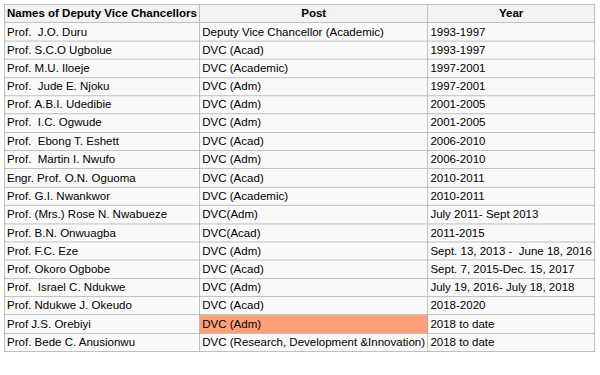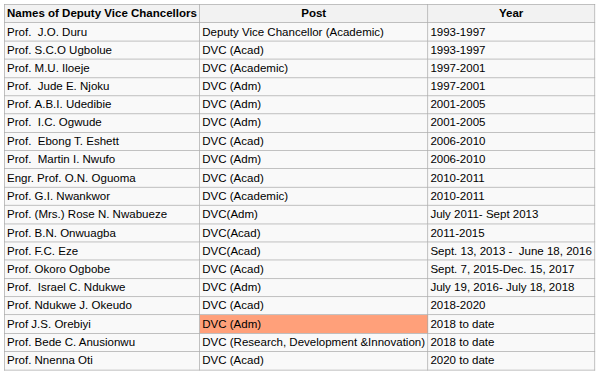(232, 251) DVC (Adm) -> (231, 251) DVC(Acad)
+ row: (50, 360)
